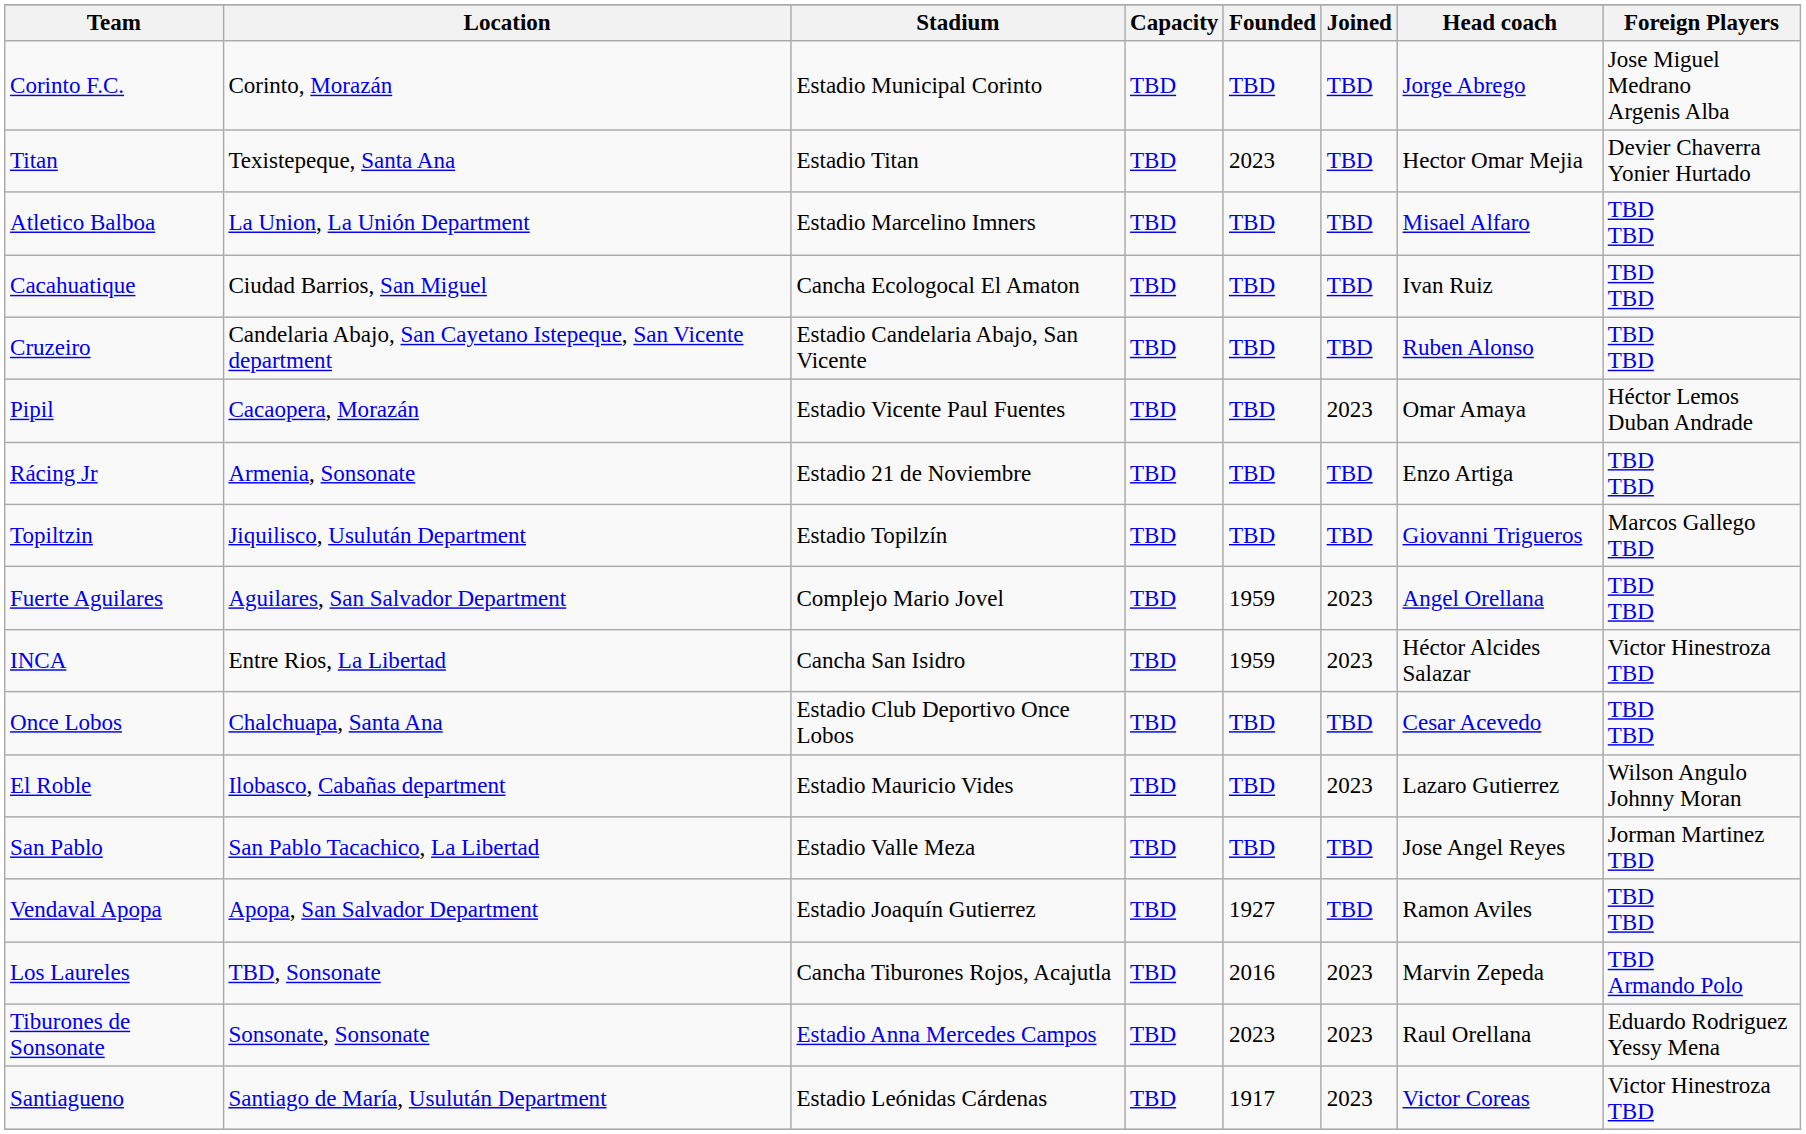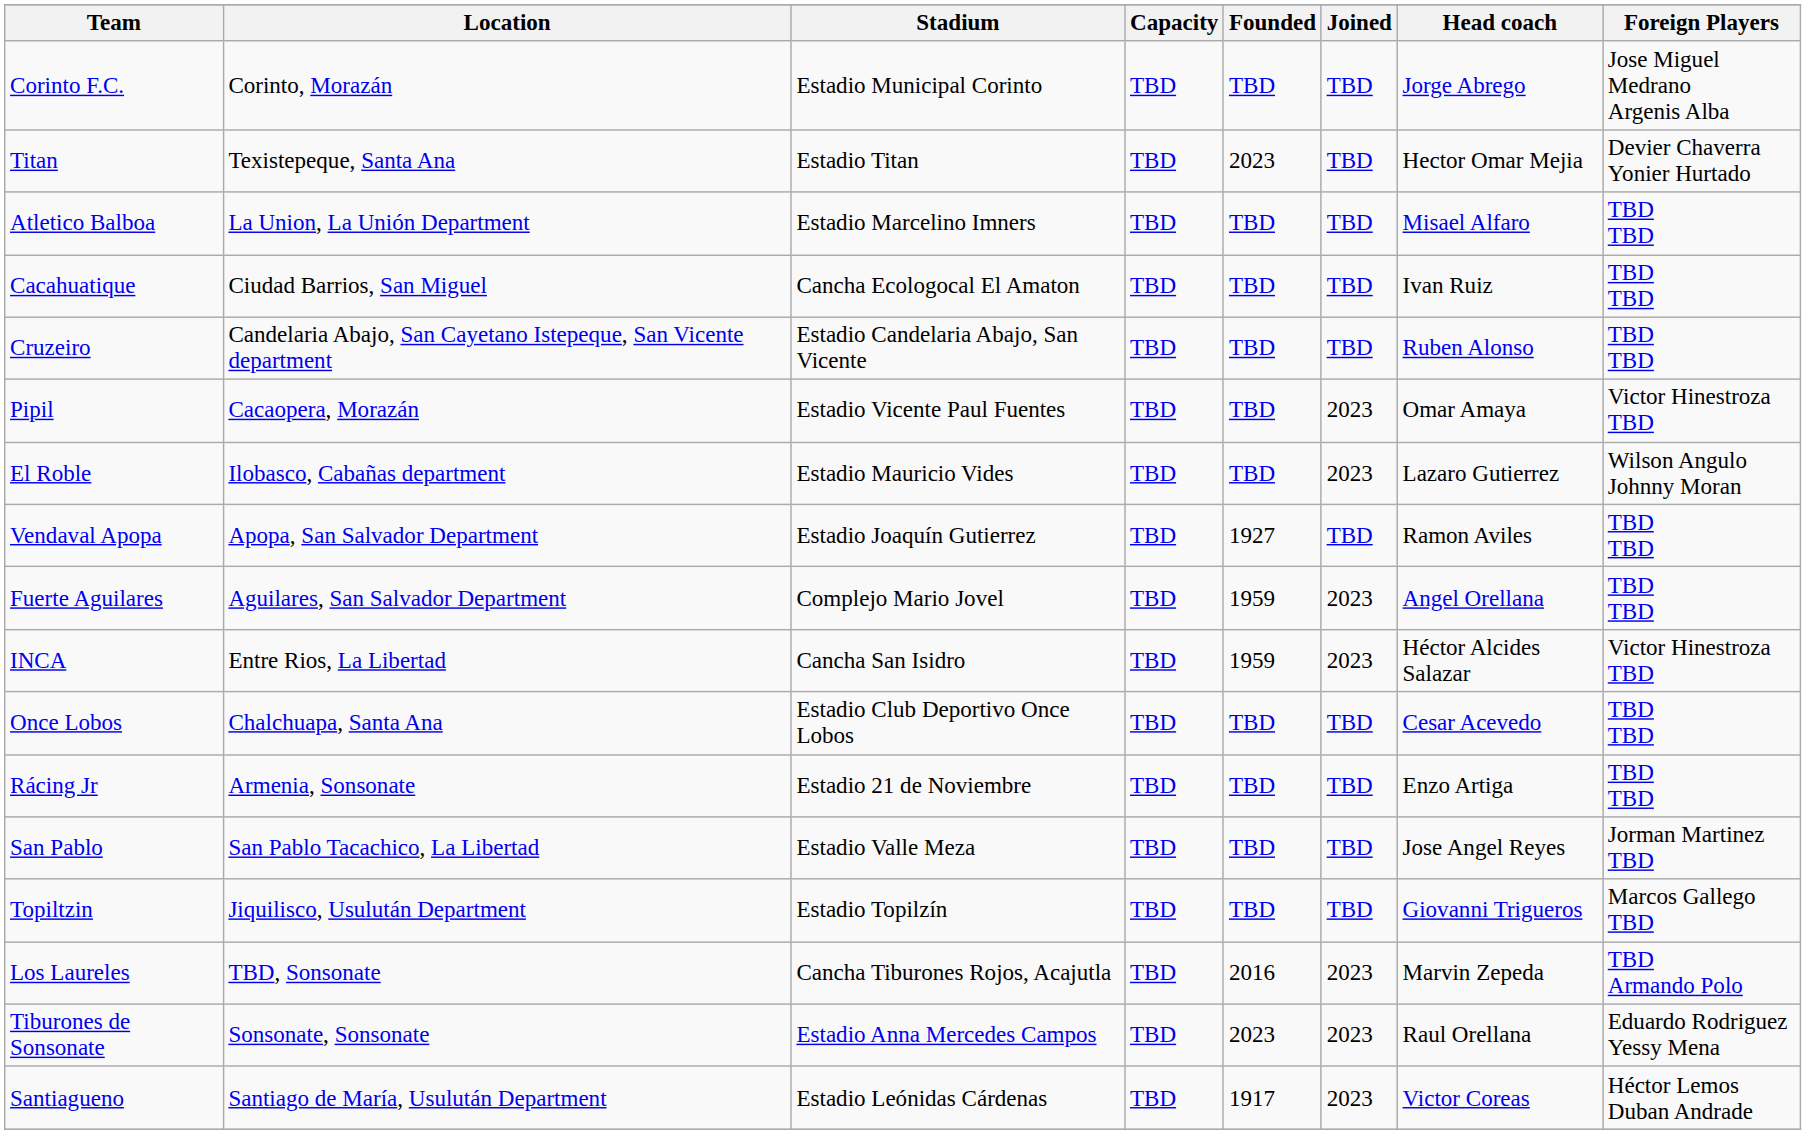(1680, 410) Héctor Lemos Duban Andrade -> (1689, 410) Victor Hinestroza TBD
rows swapped: (51, 785) <-> (54, 472)
rows swapped: (51, 535) <-> (86, 910)
(1689, 1097) Victor Hinestroza TBD -> (1680, 1097) Héctor Lemos Duban Andrade
